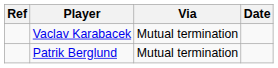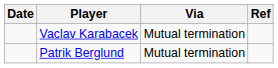columns swapped: (257, 14) <-> (17, 14)
